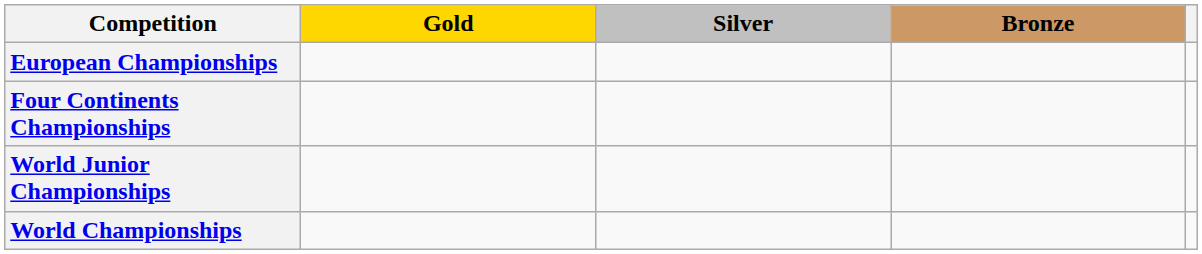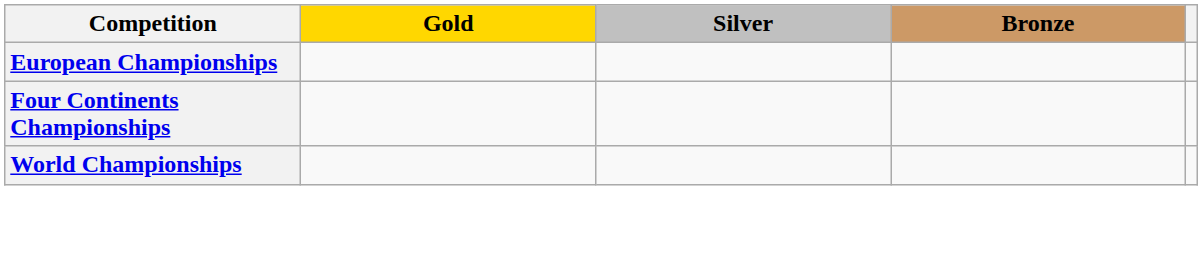- row: (90, 178)
